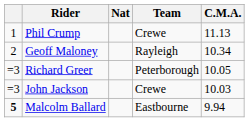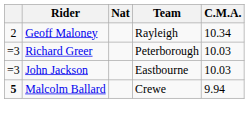- row: (53, 32)
(218, 70) 10.05 -> (218, 51) 10.03
(151, 88) Crewe -> (162, 70) Eastbourne
(162, 107) Eastbourne -> (151, 88) Crewe
